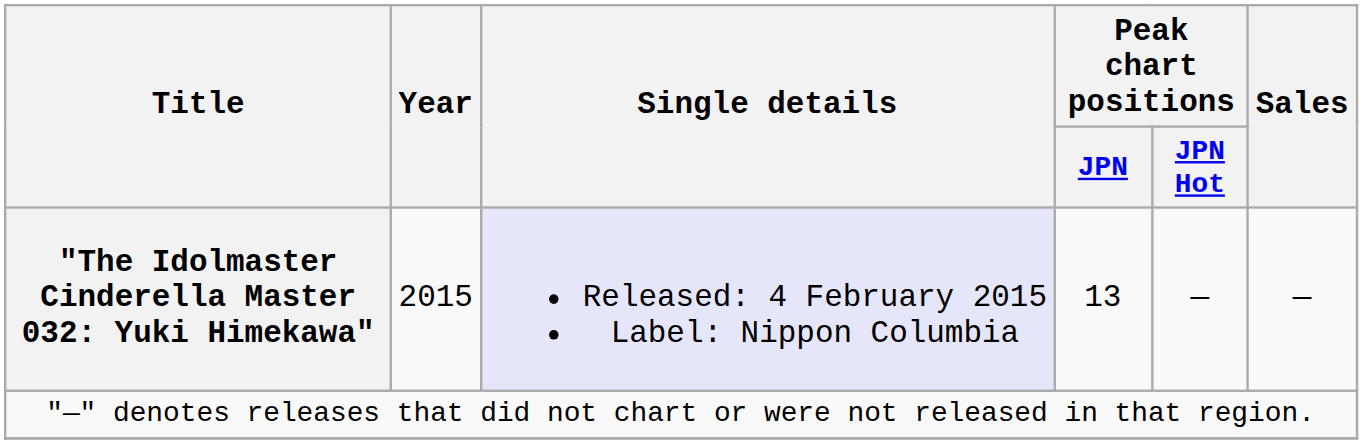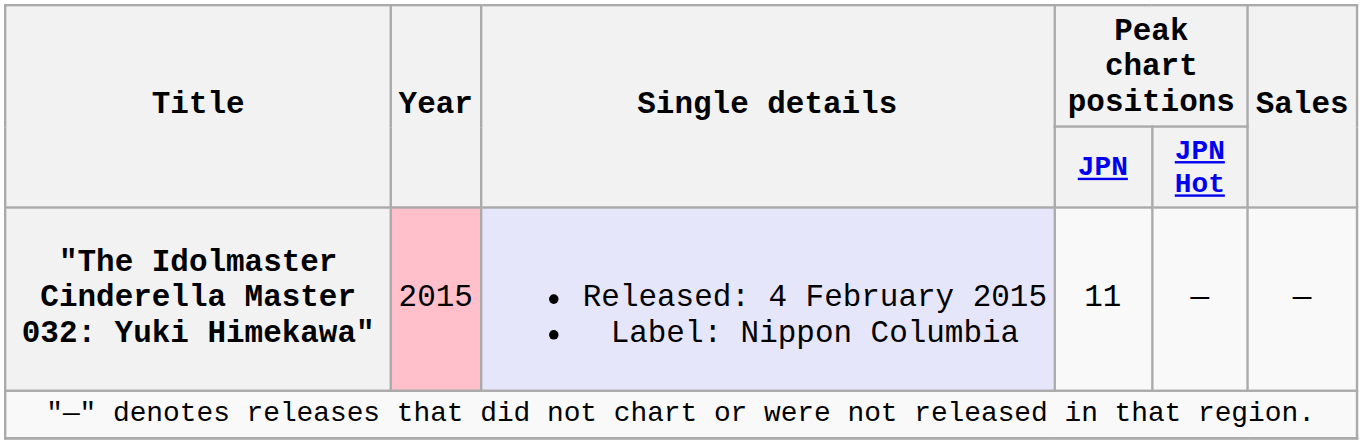(436, 299) no background -> (436, 299) pink background
(1103, 299) 13 -> (1103, 299) 11
